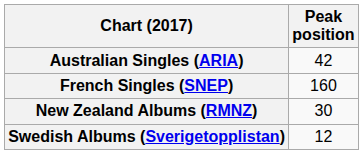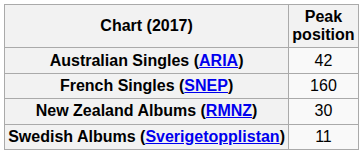(323, 136) 12 -> (323, 136) 11
